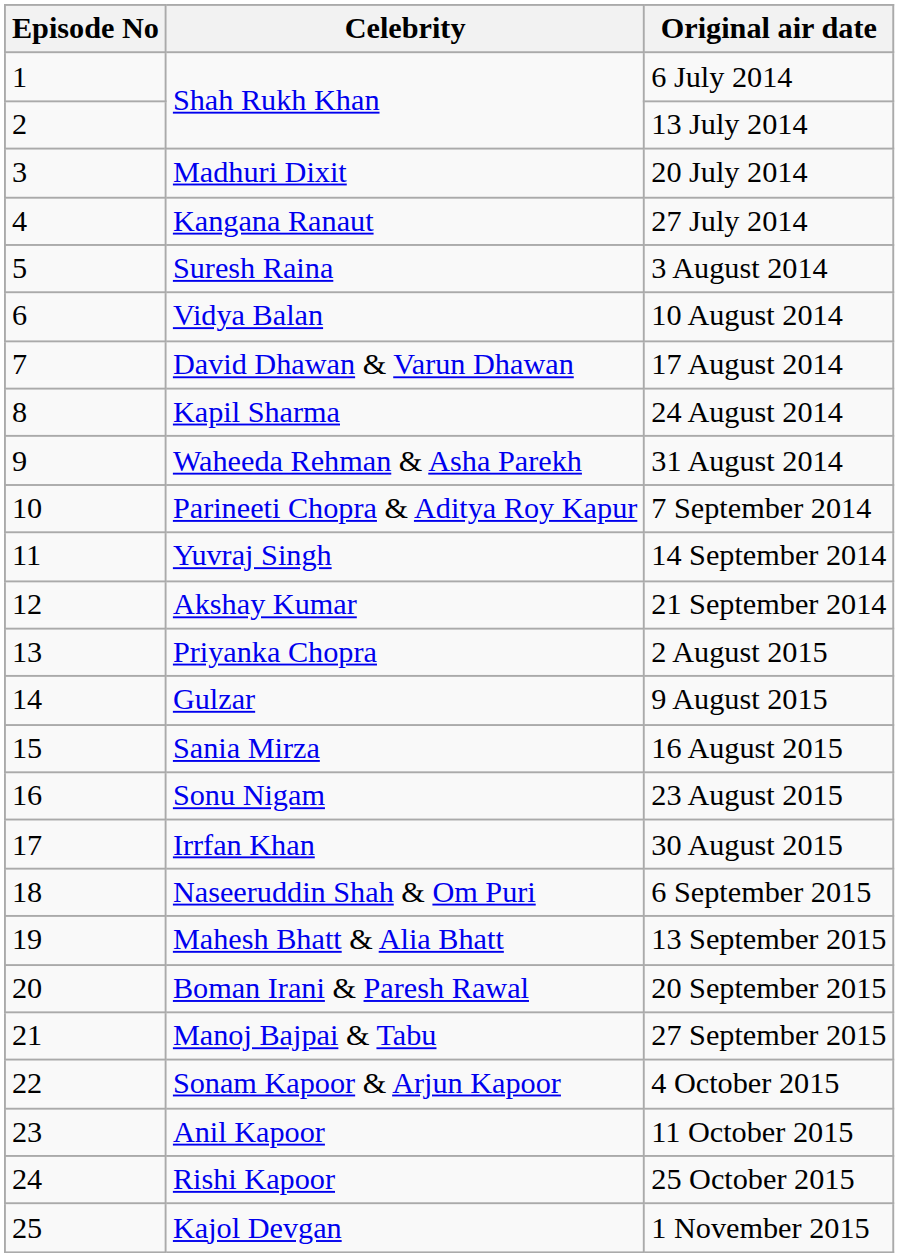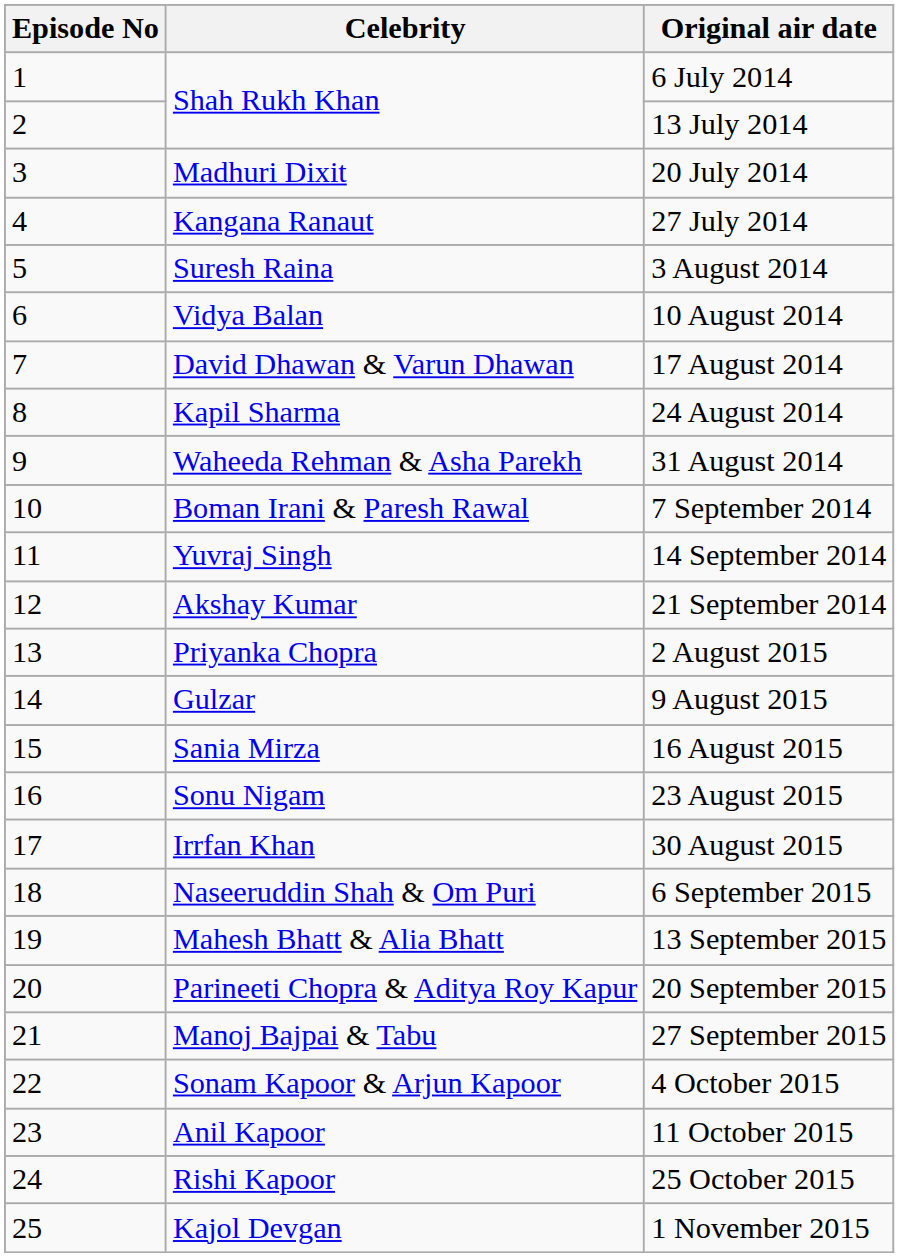(405, 508) Parineeti Chopra & Aditya Roy Kapur -> (351, 508) Boman Irani & Paresh Rawal
(351, 987) Boman Irani & Paresh Rawal -> (405, 987) Parineeti Chopra & Aditya Roy Kapur
